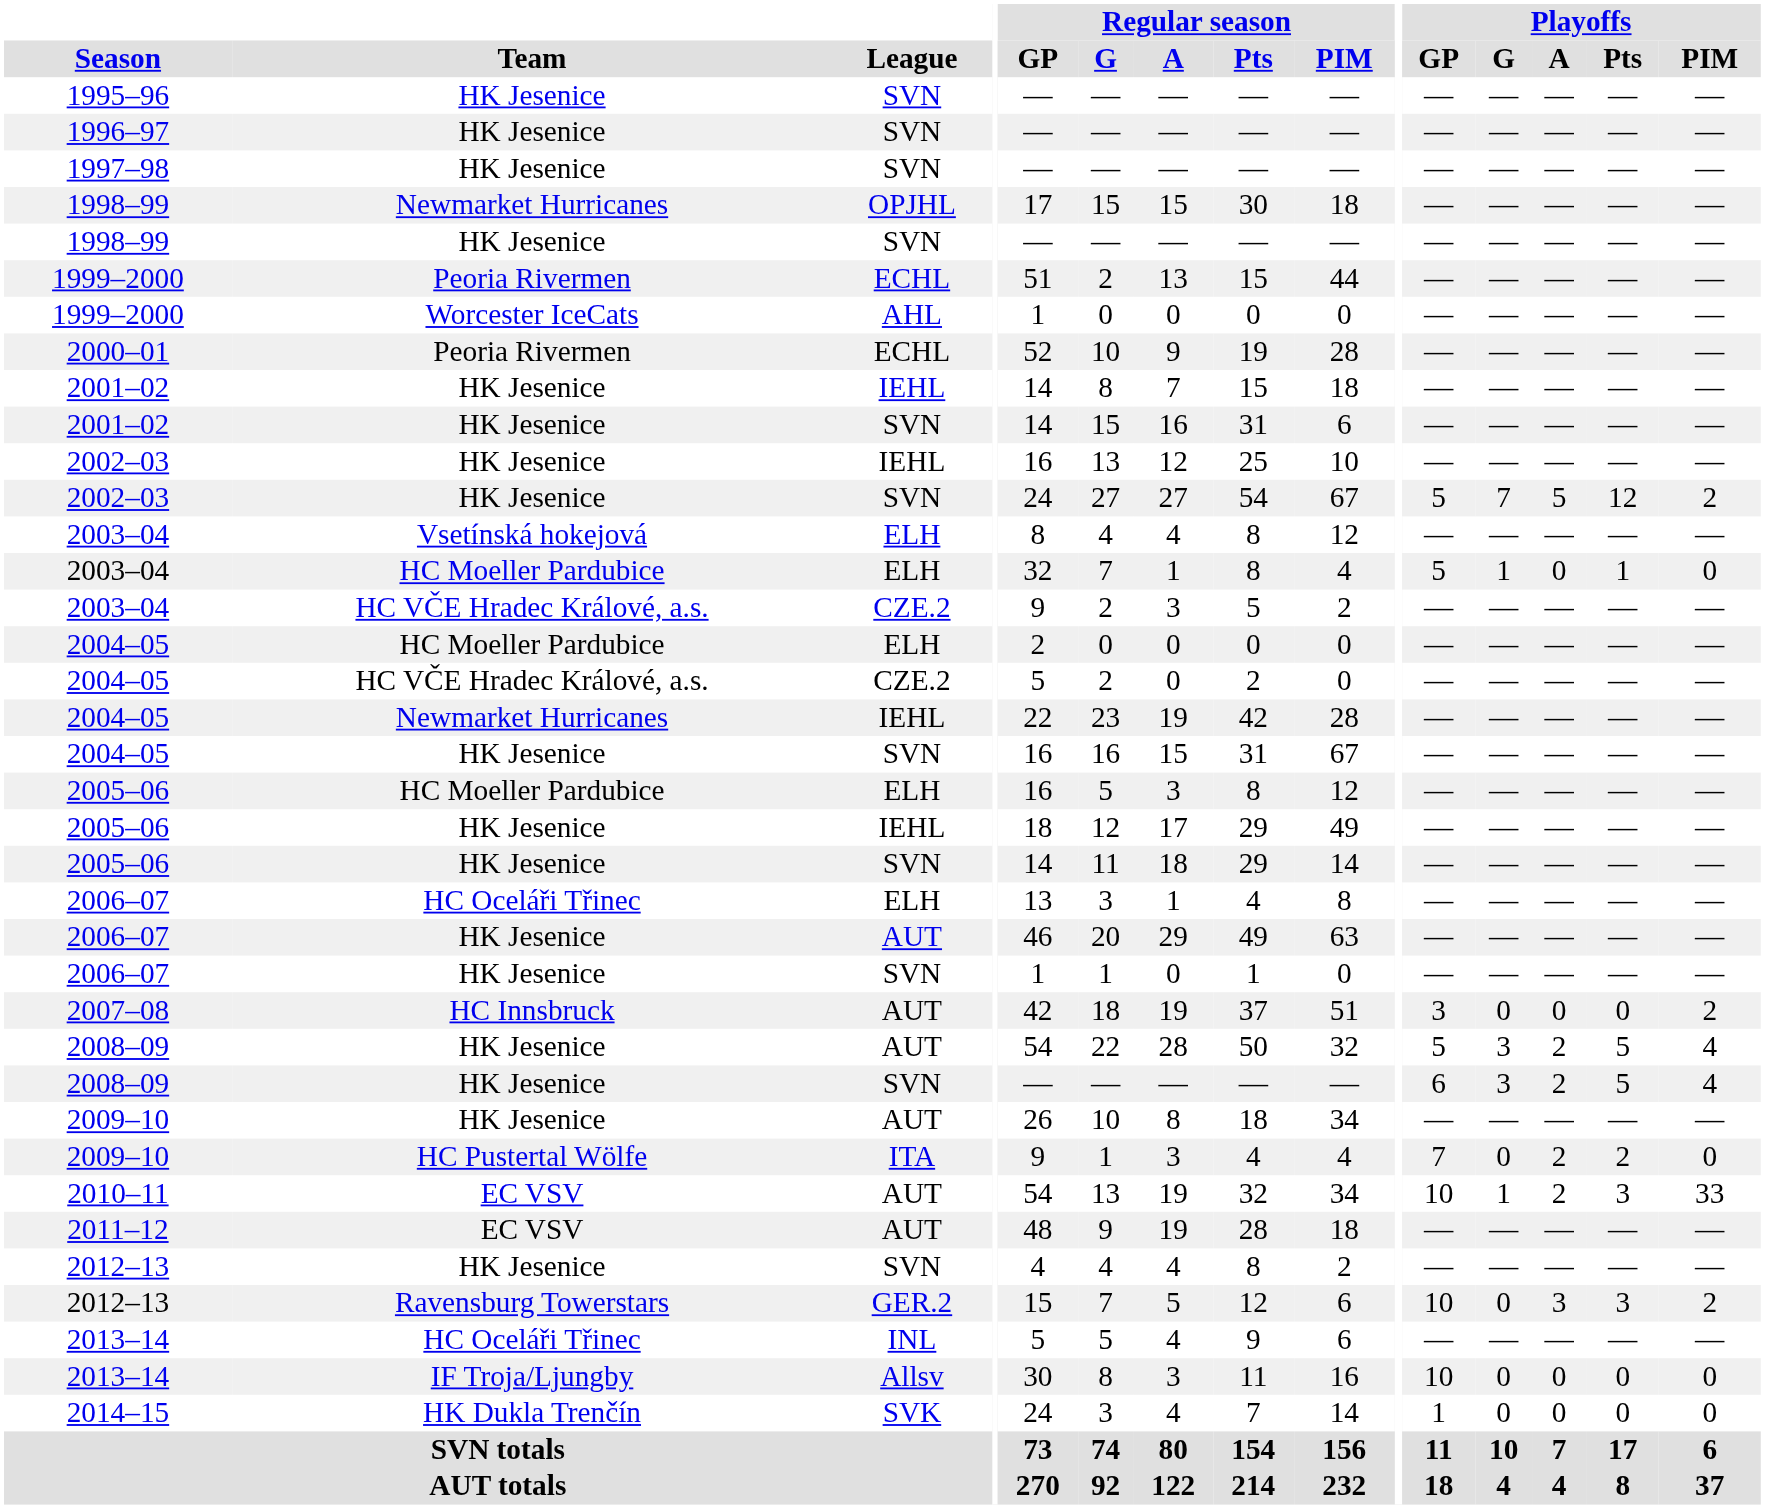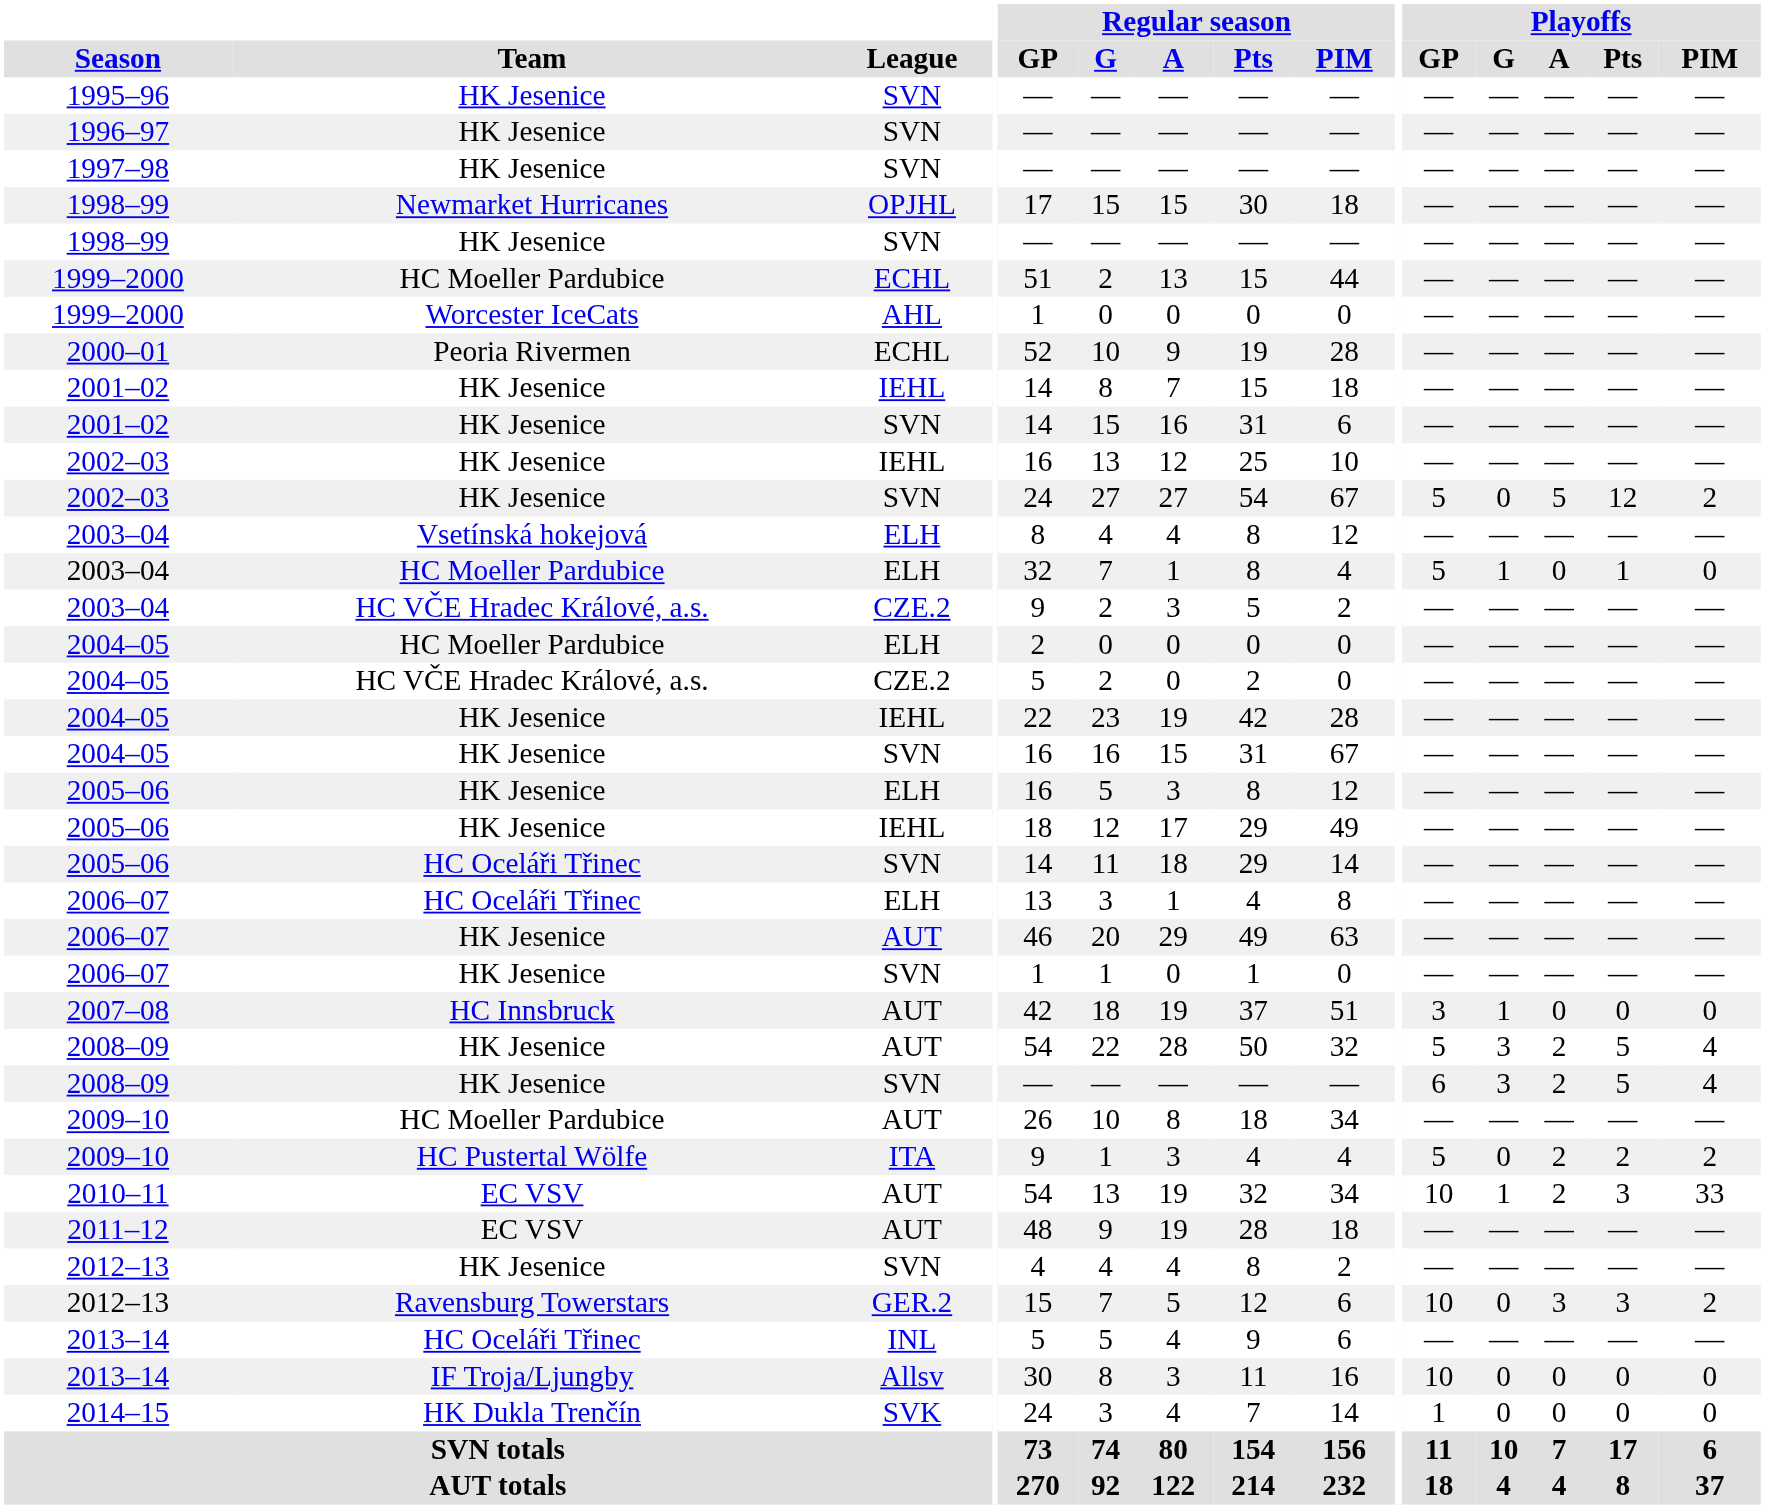(532, 278) Peoria Rivermen -> (532, 278) HC Moeller Pardubice
(1504, 497) 7 -> (1504, 497) 0
(532, 717) Newmarket Hurricanes -> (532, 717) HK Jesenice
(532, 790) HC Moeller Pardubice -> (532, 790) HK Jesenice
(532, 863) HK Jesenice -> (532, 863) HC Oceláři Třinec
(1504, 1010) 0 -> (1504, 1010) 1
(1710, 1010) 2 -> (1710, 1010) 0
(532, 1119) HK Jesenice -> (532, 1119) HC Moeller Pardubice
(1439, 1156) 7 -> (1439, 1156) 5
(1710, 1156) 0 -> (1710, 1156) 2
